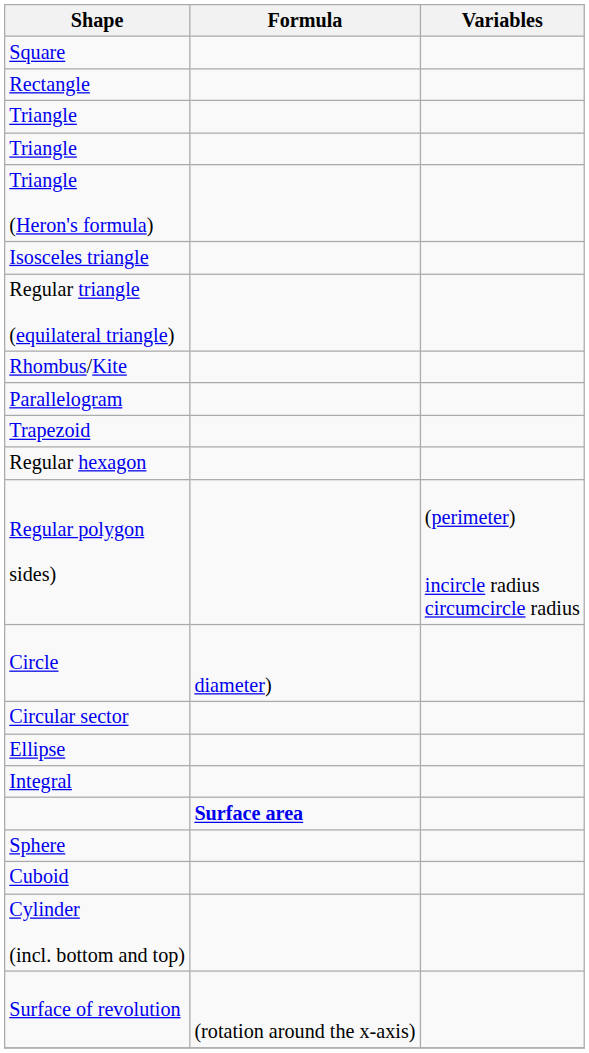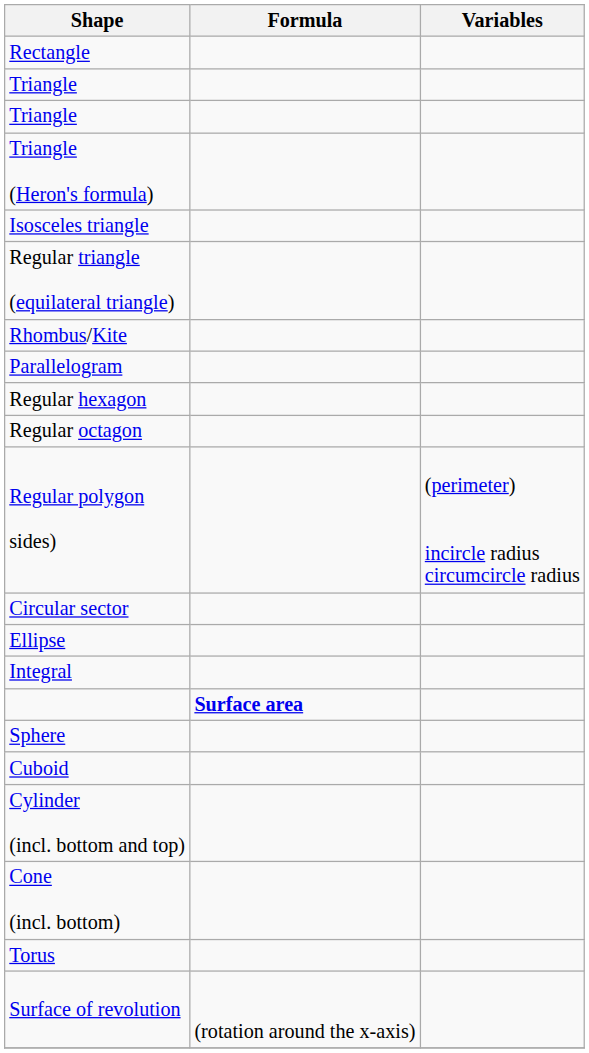- row: (37, 52)
- row: (50, 430)
+ row: (76, 430)
- row: (34, 662)
+ row: (65, 900)
+ row: (32, 954)
